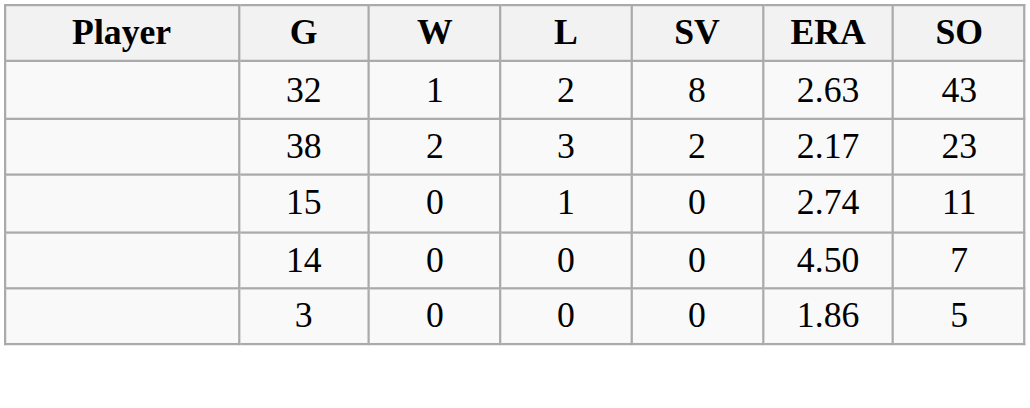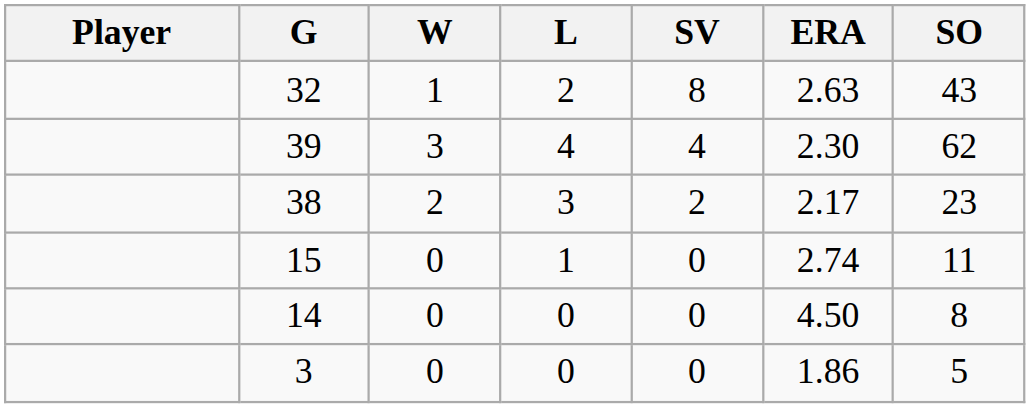+ row: (304, 145)
(959, 259) 7 -> (959, 315) 8
